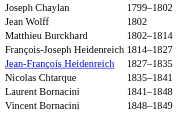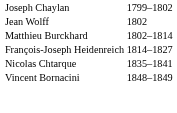- row: (60, 64)
- row: (42, 92)
